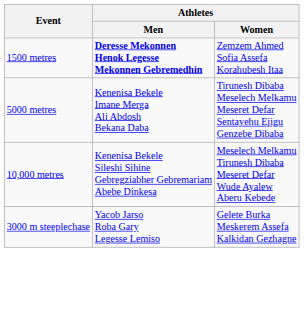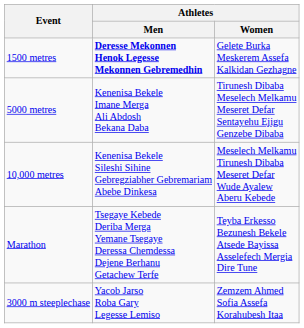(250, 58) Zemzem Ahmed Sofia Assefa Korahubesh Itaa -> (257, 58) Gelete Burka Meskerem Assefa Kalkidan Gezhagne
+ row: (26, 245)
(257, 227) Gelete Burka Meskerem Assefa Kalkidan Gezhagne -> (250, 303) Zemzem Ahmed Sofia Assefa Korahubesh Itaa
